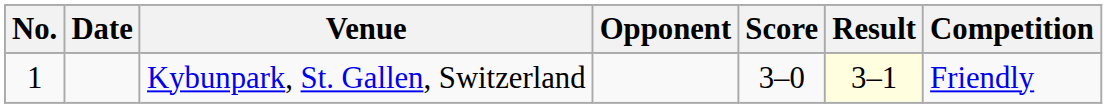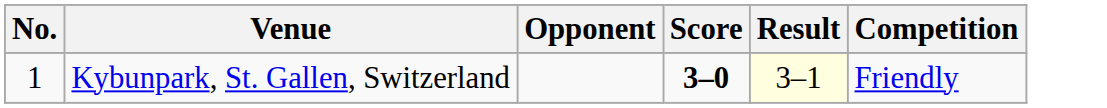- column: (102, 28)
(782, 77) normal -> (706, 77) bold
